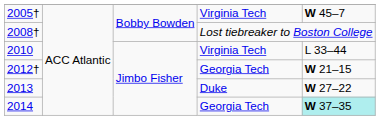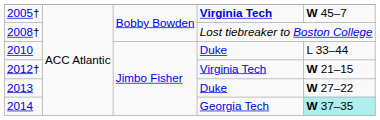(233, 13) normal -> (236, 13) bold
(233, 50) Virginia Tech -> (213, 50) Duke
(234, 69) Georgia Tech -> (233, 69) Virginia Tech
